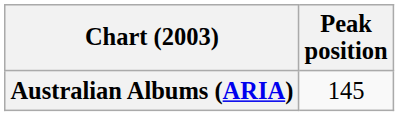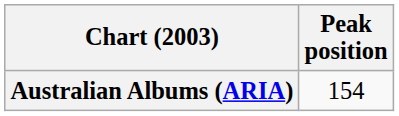(346, 90) 145 -> (346, 90) 154
